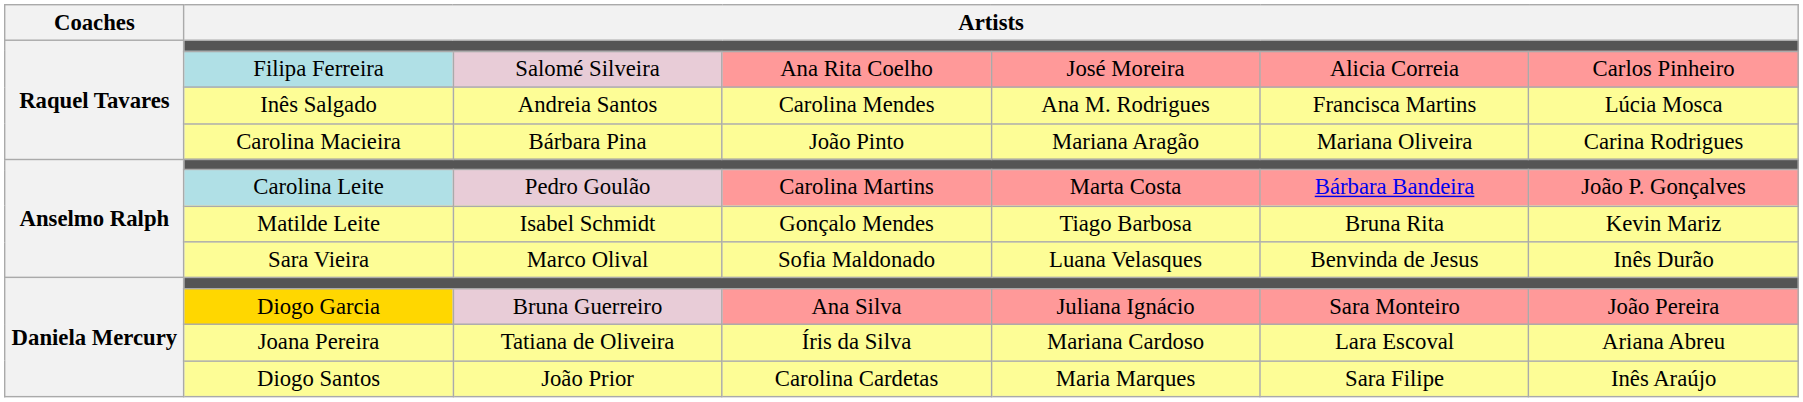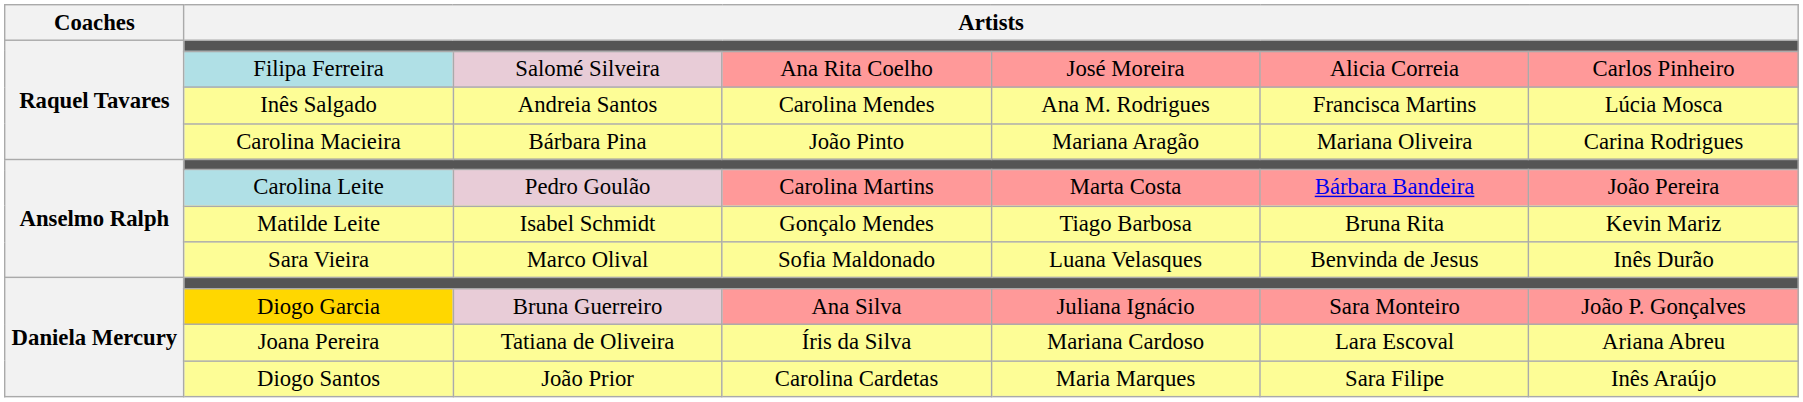(1664, 187) João P. Gonçalves -> (1664, 187) João Pereira
(1664, 306) João Pereira -> (1664, 306) João P. Gonçalves
